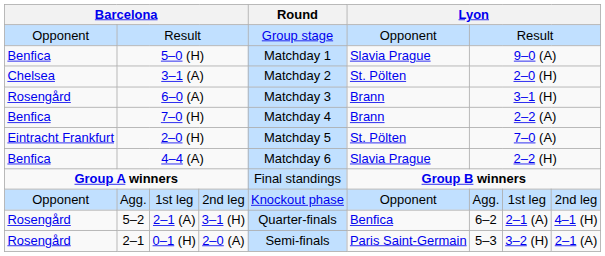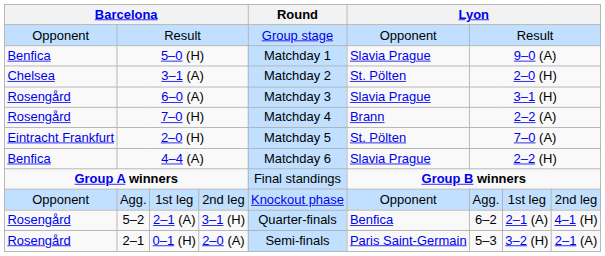(367, 96) Brann -> (390, 96) Slavia Prague
(29, 117) Benfica -> (39, 117) Rosengård
